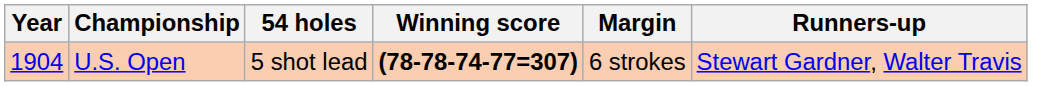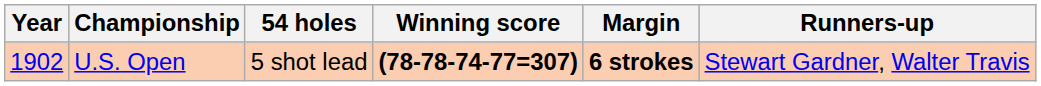(37, 61) 1904 -> (37, 61) 1902
(637, 61) normal -> (641, 61) bold
